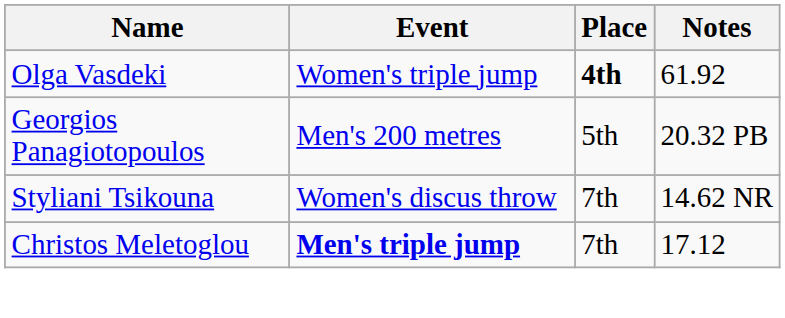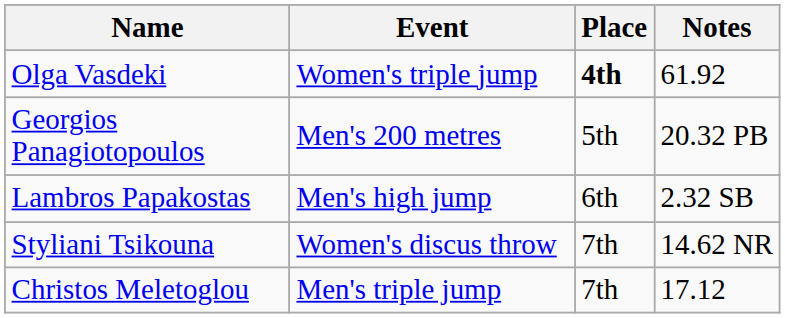+ row: (131, 197)
(408, 243) bold -> (399, 289) normal
